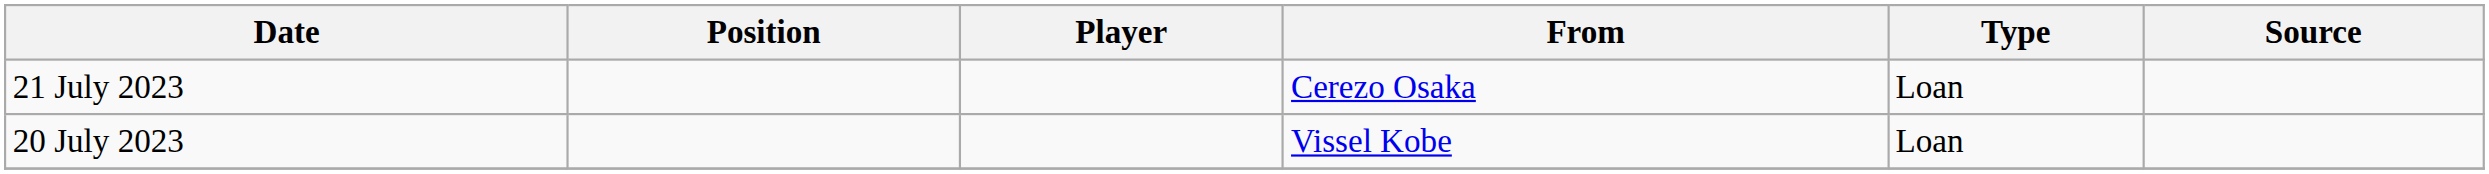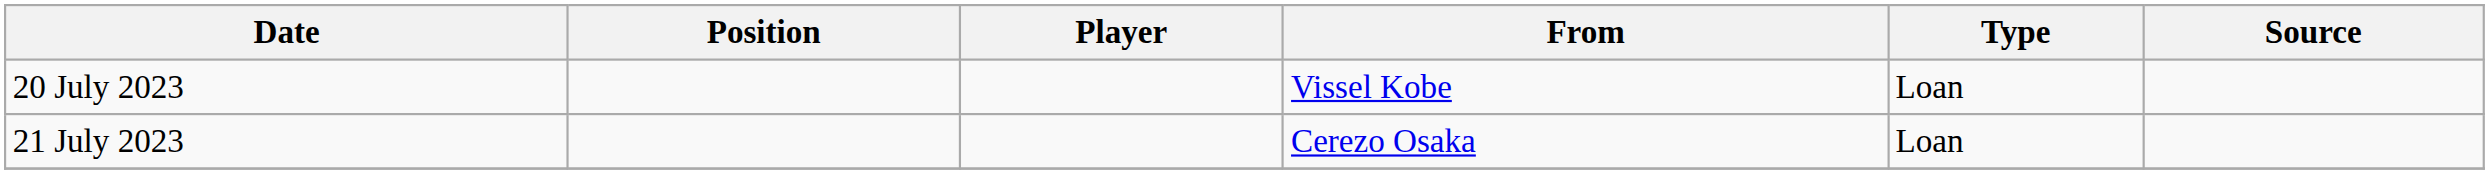rows swapped: (98, 141) <-> (98, 86)
